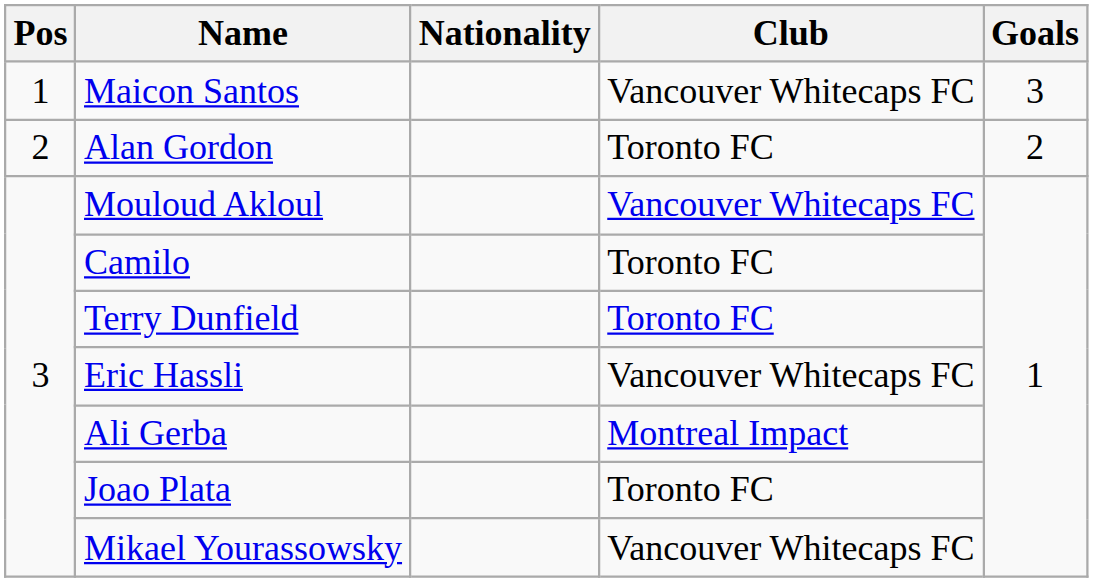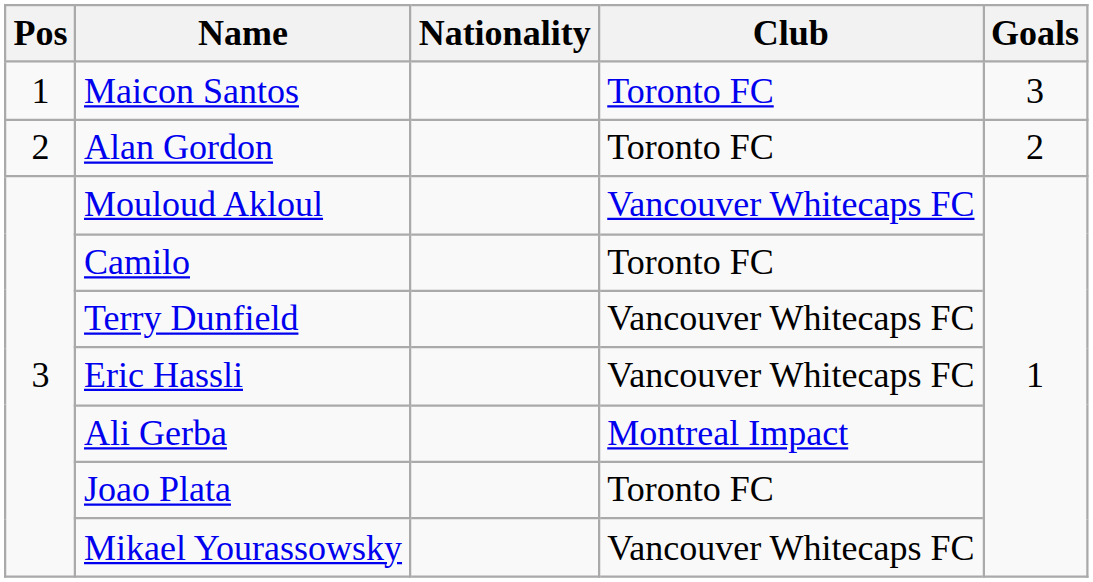(791, 90) Vancouver Whitecaps FC -> (690, 90) Toronto FC
(690, 318) Toronto FC -> (791, 318) Vancouver Whitecaps FC
